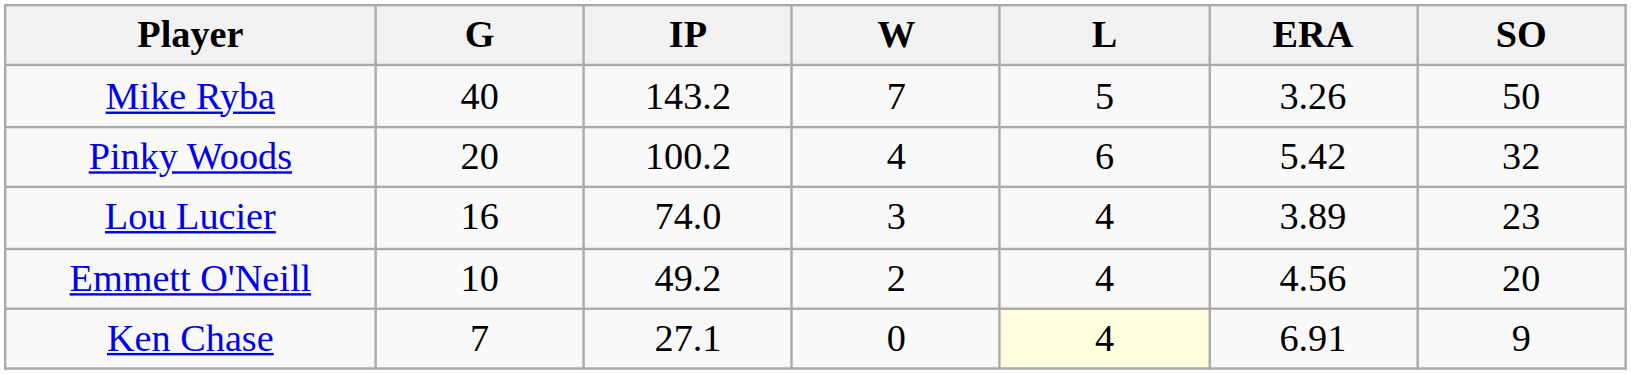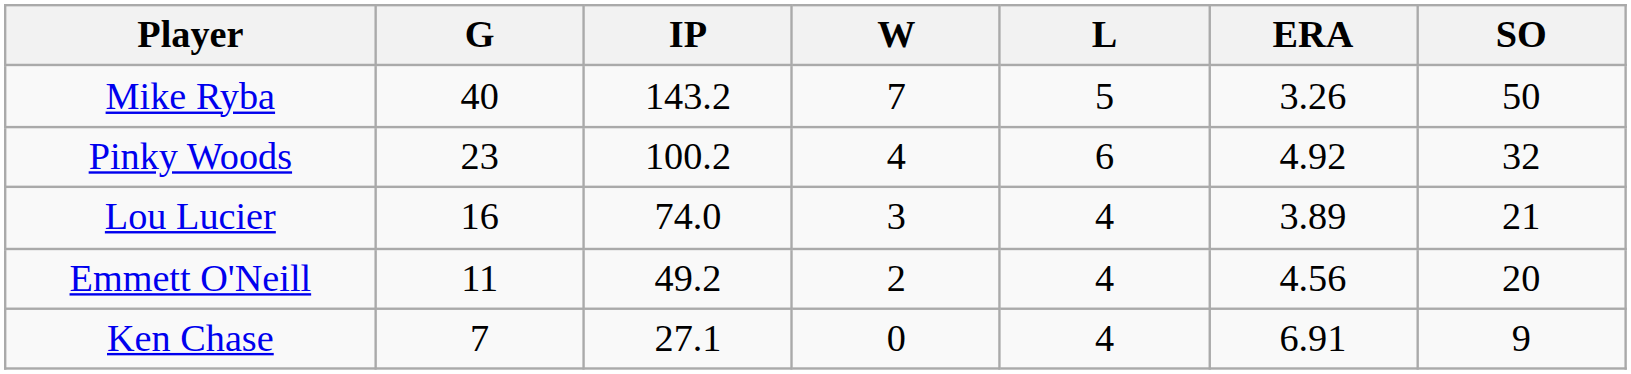(480, 156) 20 -> (480, 156) 23
(1313, 156) 5.42 -> (1313, 156) 4.92
(1521, 216) 23 -> (1521, 216) 21
(480, 277) 10 -> (480, 277) 11
(1105, 338) lightyellow background -> (1105, 338) no background
